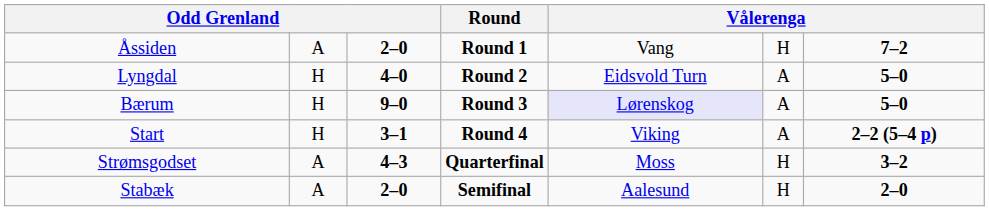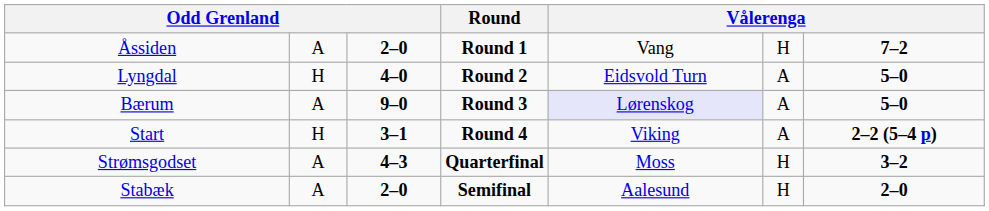(318, 104) H -> (318, 104) A
